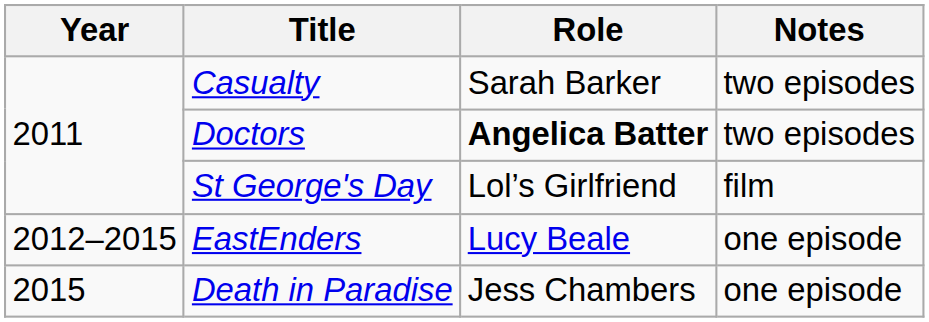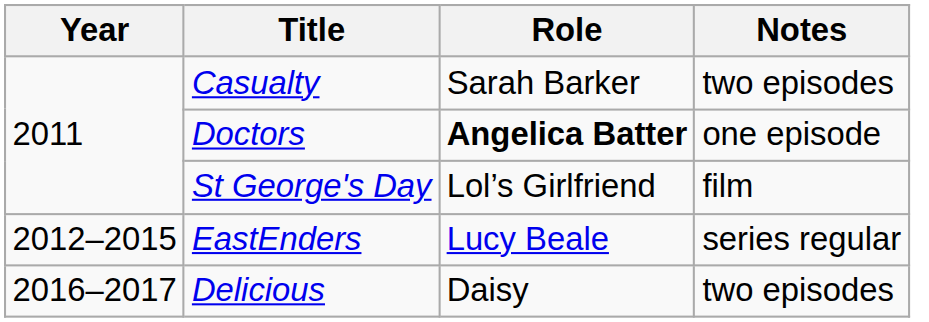(819, 134) two episodes -> (792, 134) one episode
(813, 238) one episode -> (802, 238) series regular
- row: (322, 290)
+ row: (258, 290)
